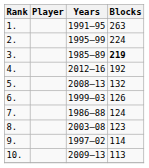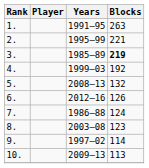(118, 40) 224 -> (118, 40) 221
(87, 69) 2012–16 -> (87, 69) 1999–03
(87, 98) 1999–03 -> (87, 98) 2012–16
